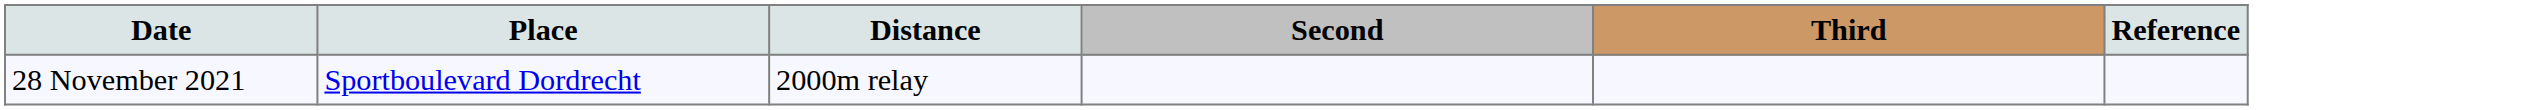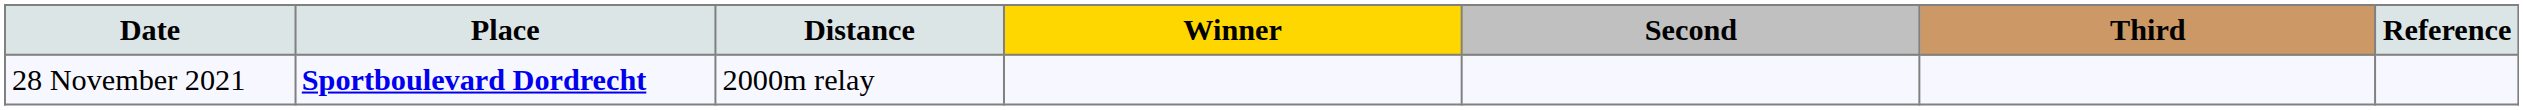+ column: (1233, 29)
(483, 79) normal -> (474, 79) bold
